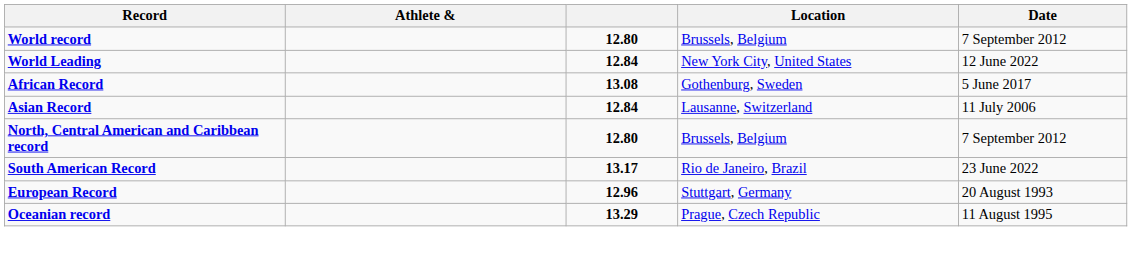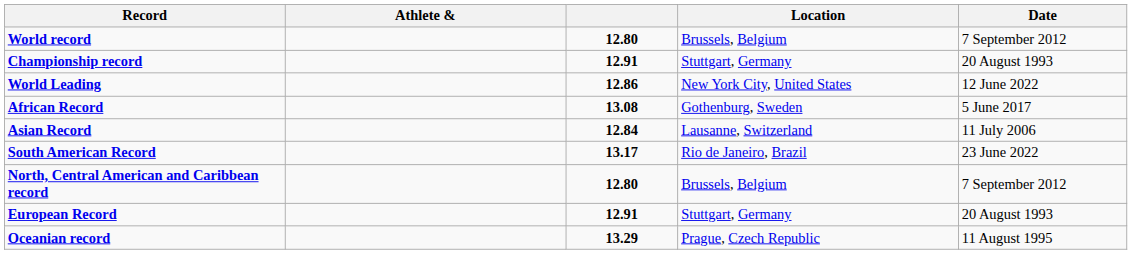+ row: (75, 61)
(622, 61) 12.84 -> (622, 84) 12.86
rows swapped: (133, 138) <-> (82, 169)
(622, 191) 12.96 -> (622, 214) 12.91
